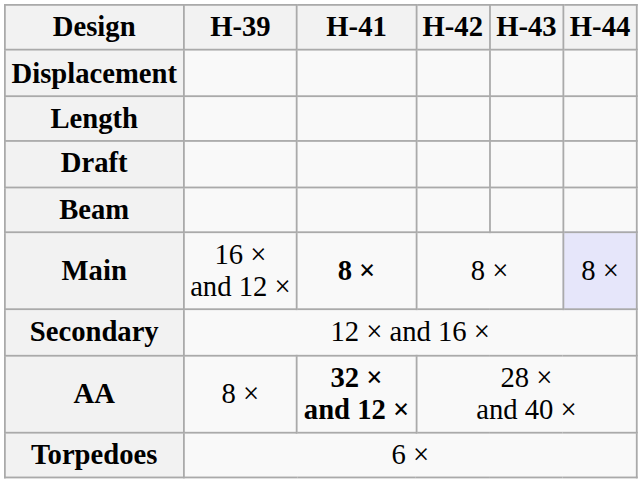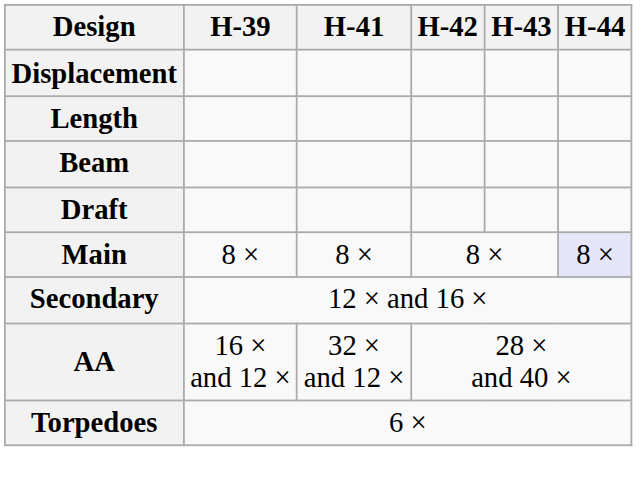rows swapped: (94, 208) <-> (94, 163)
(240, 270) 16 × and 12 × -> (240, 254) 8 ×
(357, 270) bold -> (354, 254) normal
(240, 393) 8 × -> (240, 361) 16 × and 12 ×
(357, 393) bold -> (354, 361) normal
